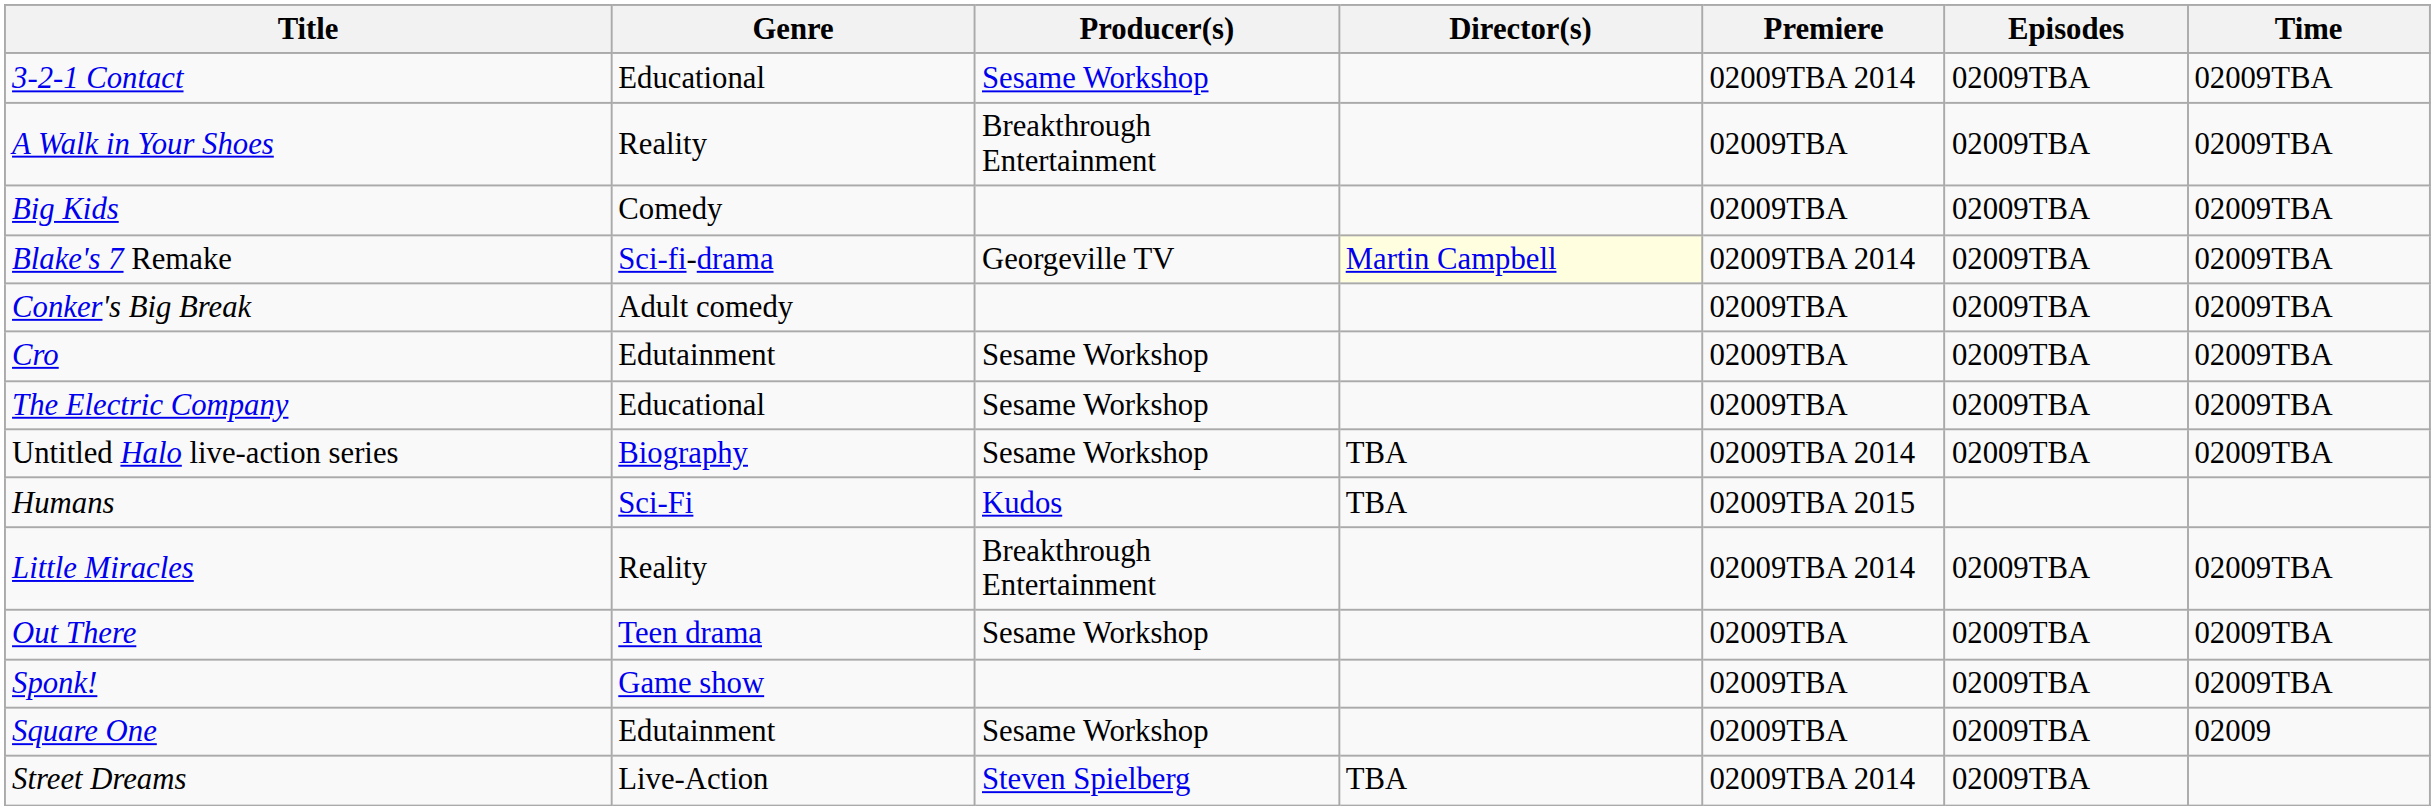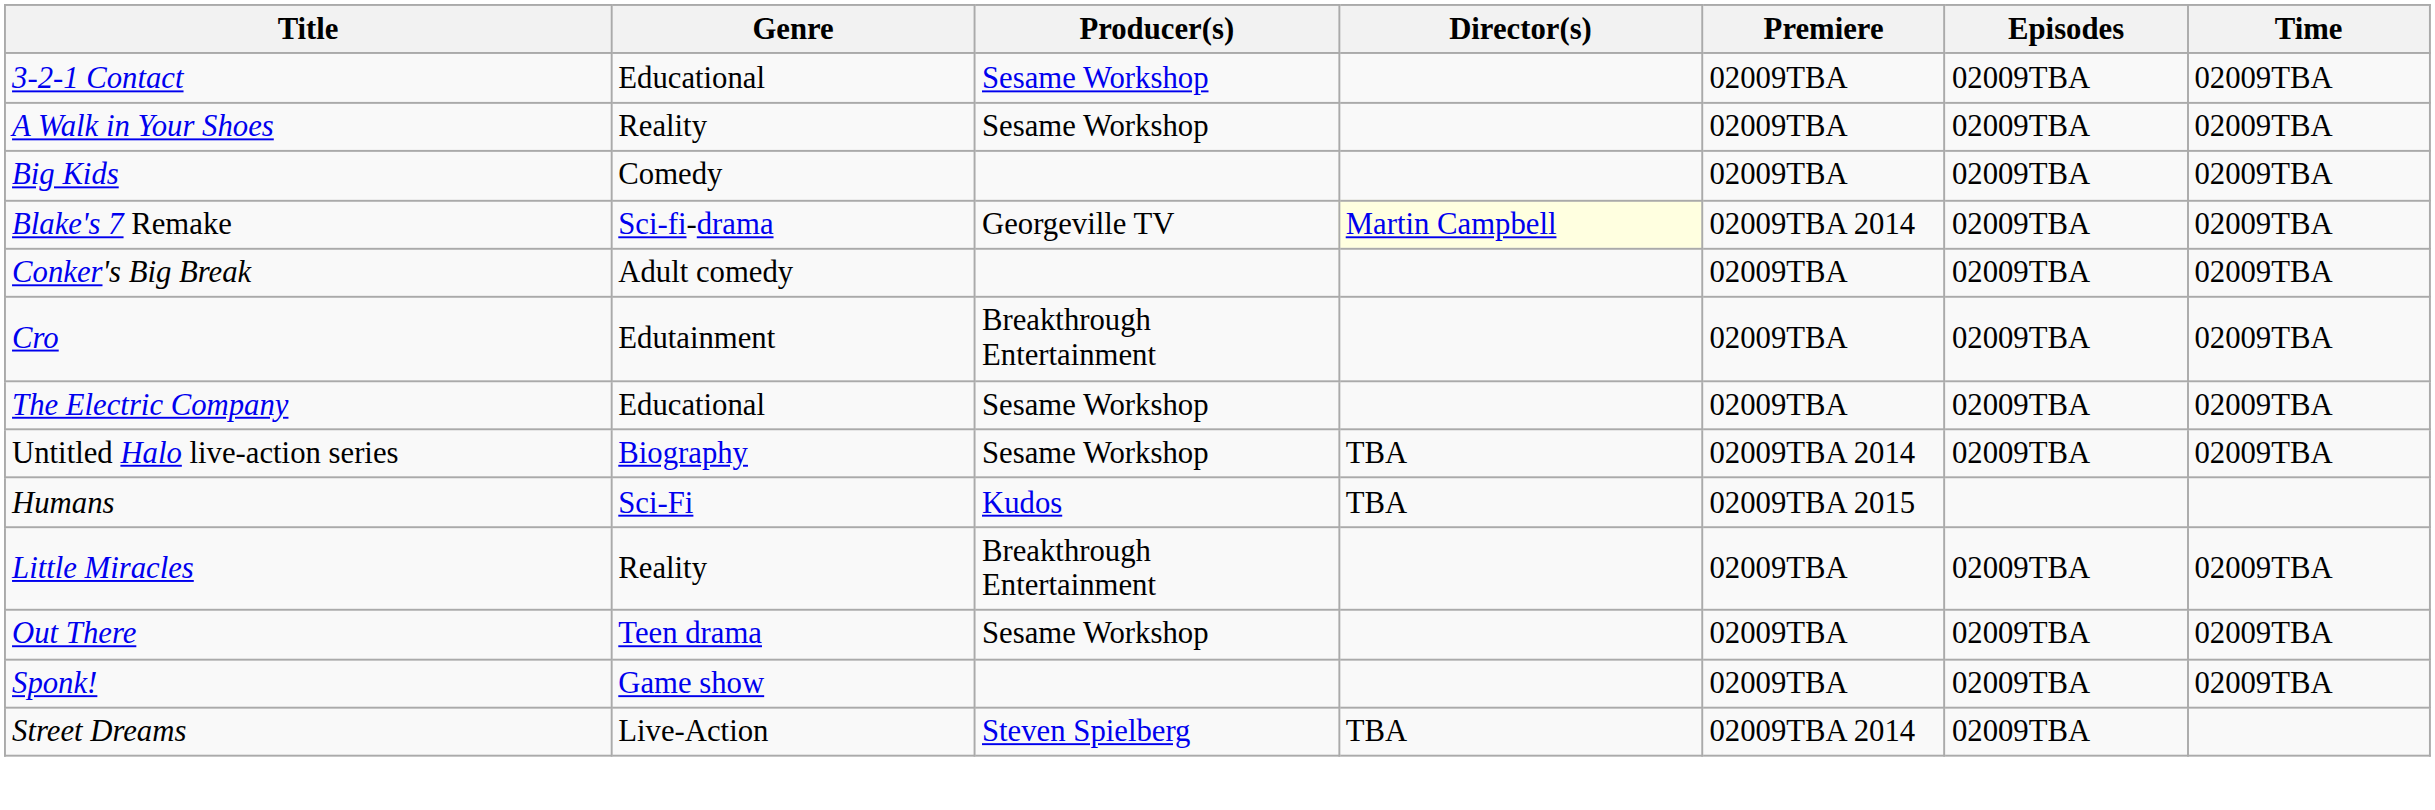(1812, 77) 02009TBA 2014 -> (1779, 77) 02009TBA
(1069, 143) Breakthrough Entertainment -> (1095, 126) Sesame Workshop
(1095, 355) Sesame Workshop -> (1069, 338) Breakthrough Entertainment
(1812, 567) 02009TBA 2014 -> (1779, 567) 02009TBA
- row: (84, 731)
